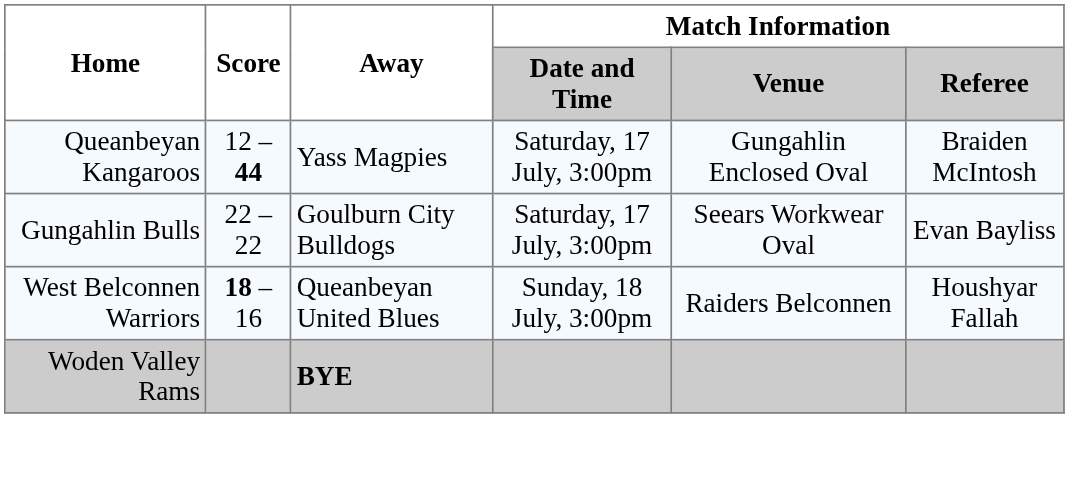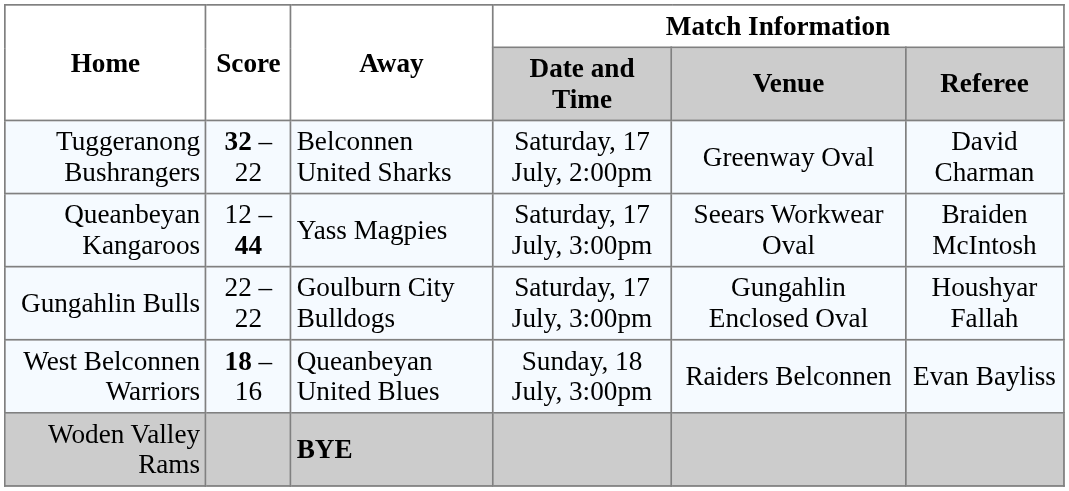+ row: (128, 156)
(788, 156) Gungahlin Enclosed Oval -> (789, 229) Seears Workwear Oval
(789, 229) Seears Workwear Oval -> (788, 302) Gungahlin Enclosed Oval
(984, 229) Evan Bayliss -> (984, 302) Houshyar Fallah
(984, 302) Houshyar Fallah -> (984, 375) Evan Bayliss
